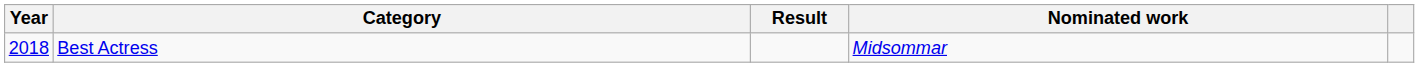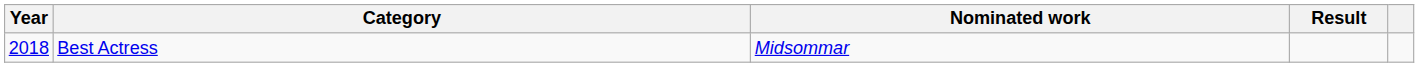columns swapped: (1118, 18) <-> (799, 18)
